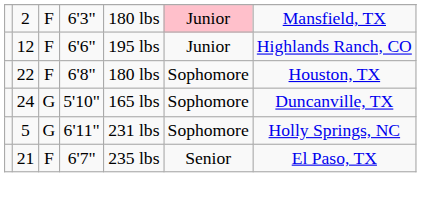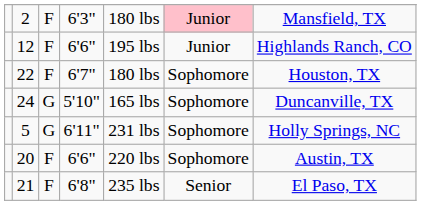(82, 74) 6'8" -> (82, 74) 6'7"
+ row: (26, 158)
(82, 158) 6'7" -> (82, 185) 6'8"
